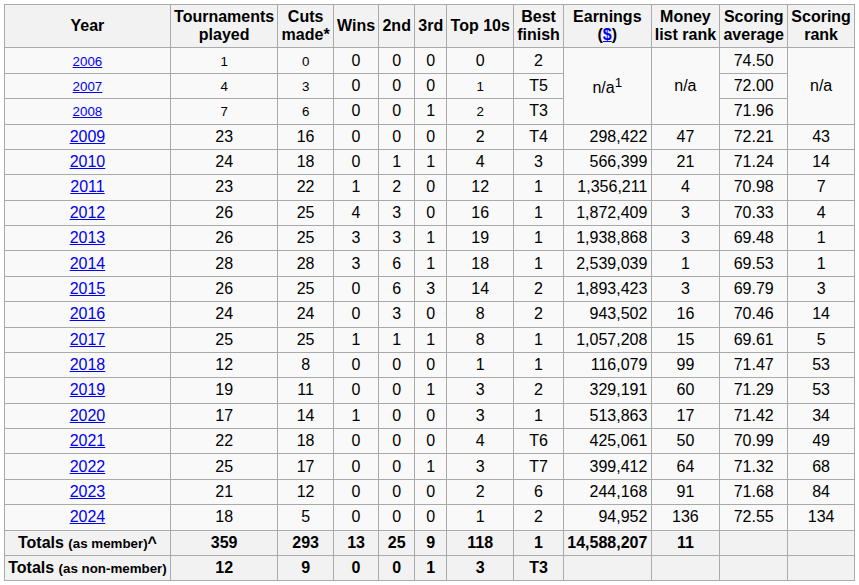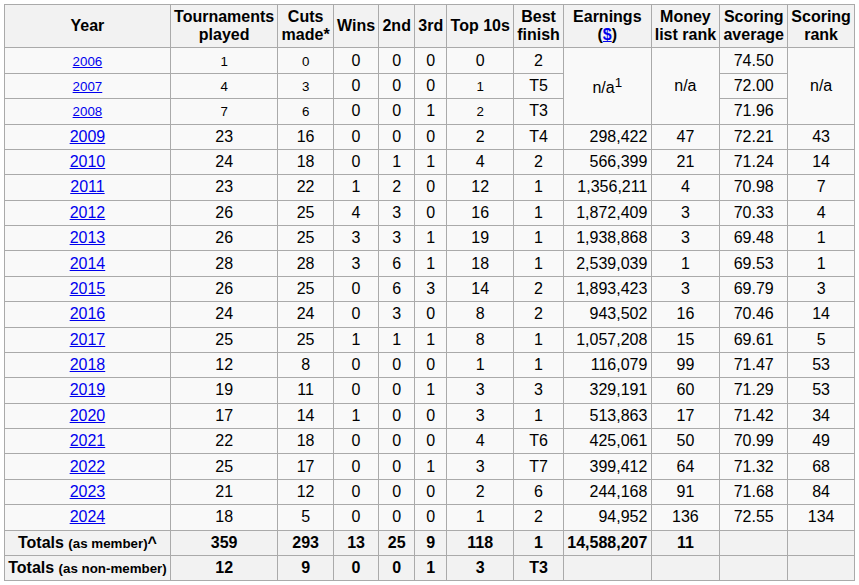(539, 162) 3 -> (539, 162) 2
(539, 390) 2 -> (539, 390) 3
